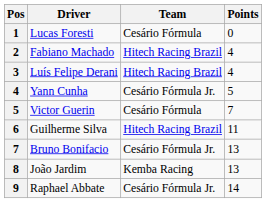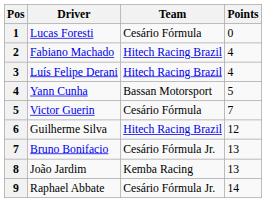(169, 91) Cesário Fórmula Jr. -> (168, 91) Bassan Motorsport
(233, 130) 11 -> (233, 130) 12
